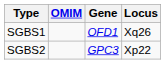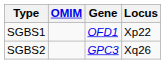(138, 31) Xq26 -> (138, 31) Xp22
(138, 50) Xp22 -> (138, 50) Xq26
